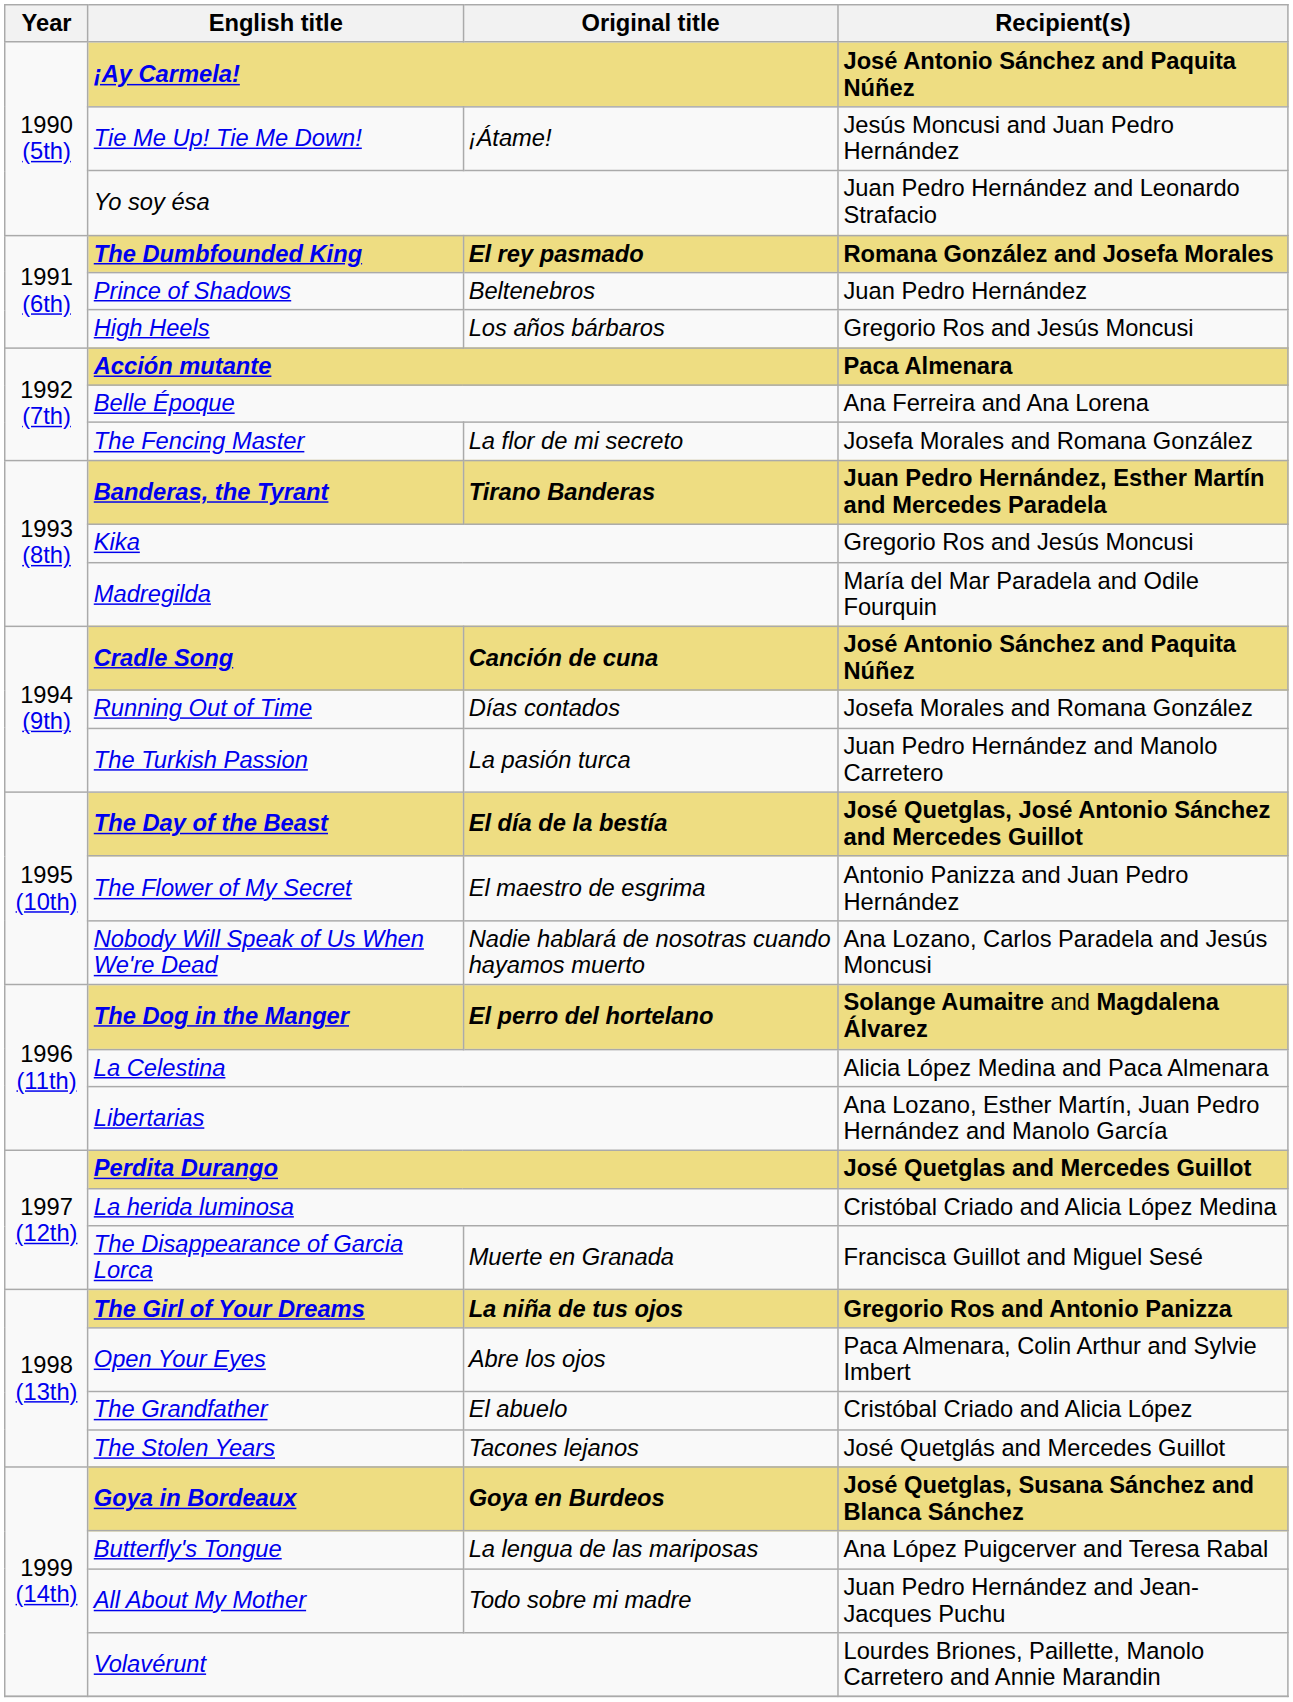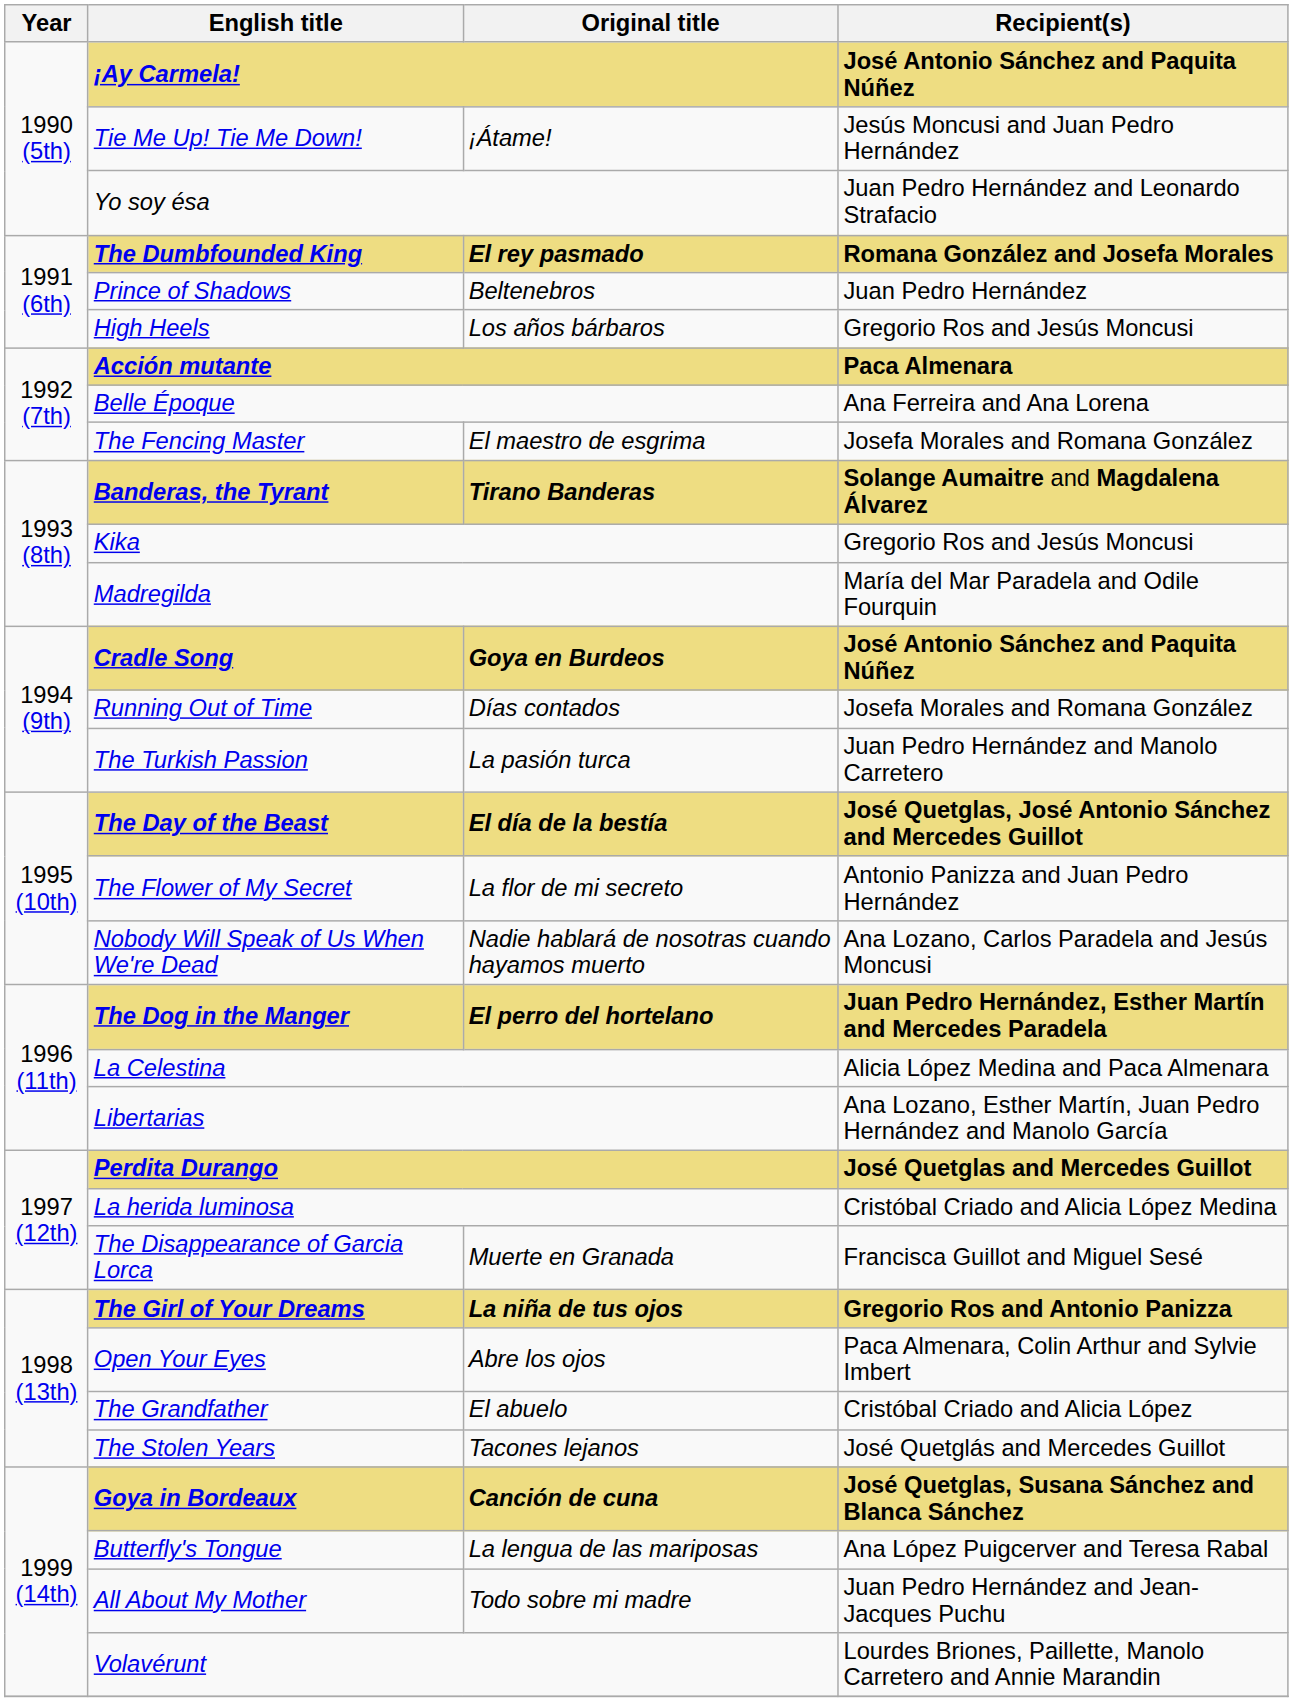(576, 441) La flor de mi secreto -> (587, 441) El maestro de esgrima
(1054, 492) Juan Pedro Hernández, Esther Martín and Mercedes Paradela -> (1031, 492) Solange Aumaitre and Magdalena Álvarez
(563, 658) Canción de cuna -> (567, 658) Goya en Burdeos
(587, 888) El maestro de esgrima -> (576, 888) La flor de mi secreto
(1031, 1016) Solange Aumaitre and Magdalena Álvarez -> (1054, 1016) Juan Pedro Hernández, Esther Martín and Mercedes Paradela
(567, 1498) Goya en Burdeos -> (563, 1498) Canción de cuna
